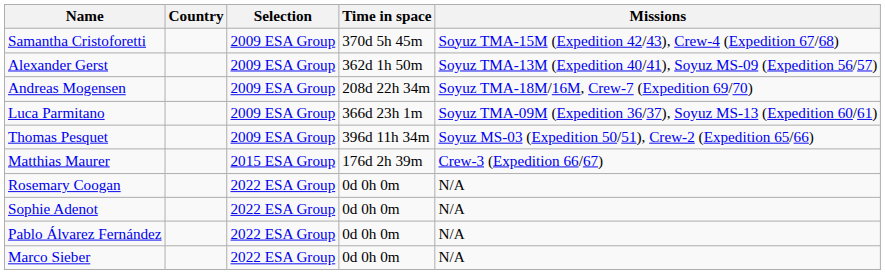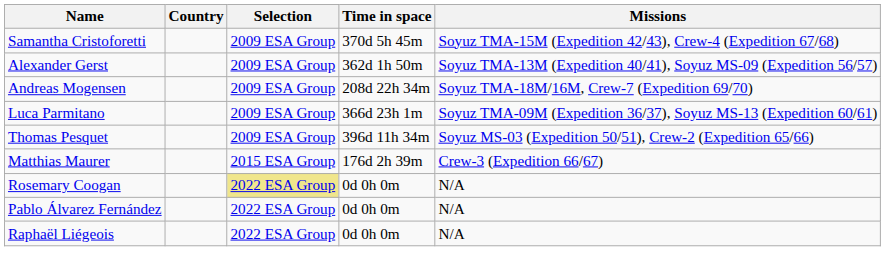(283, 185) no background -> (283, 185) khaki background
- row: (53, 209)
+ row: (61, 233)
- row: (49, 257)
